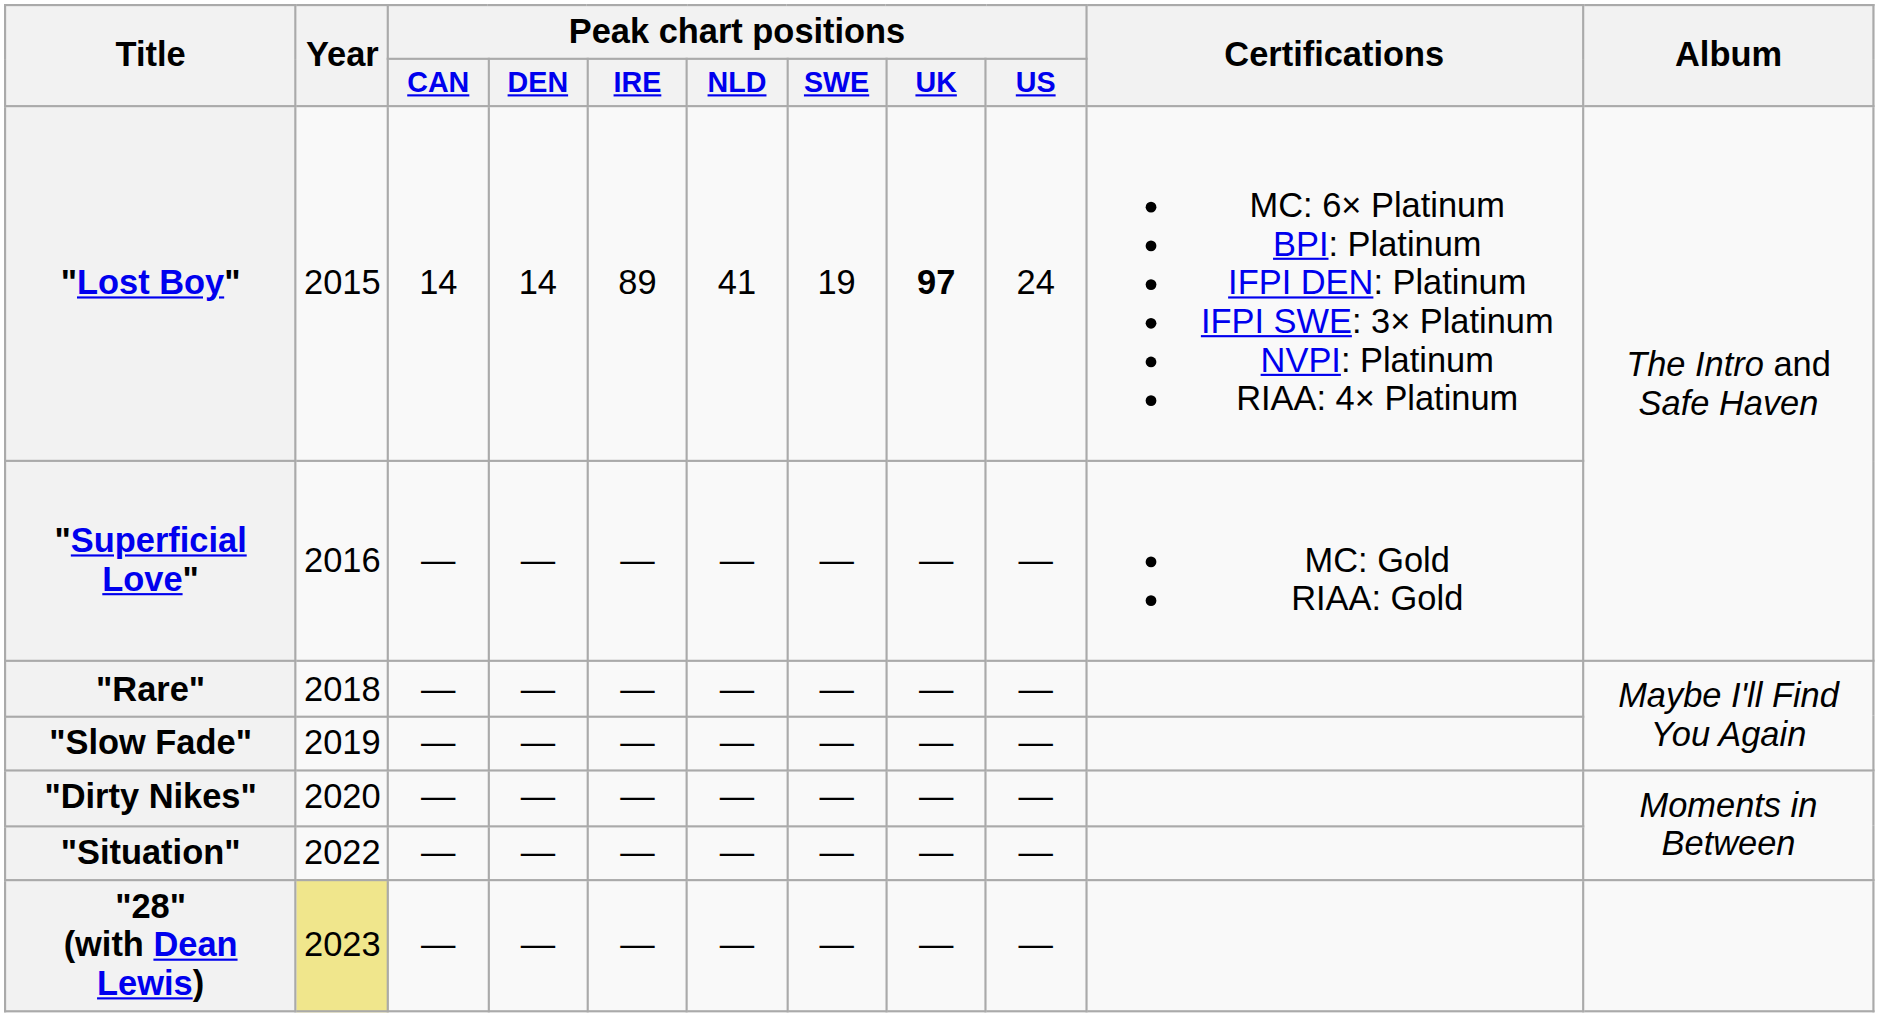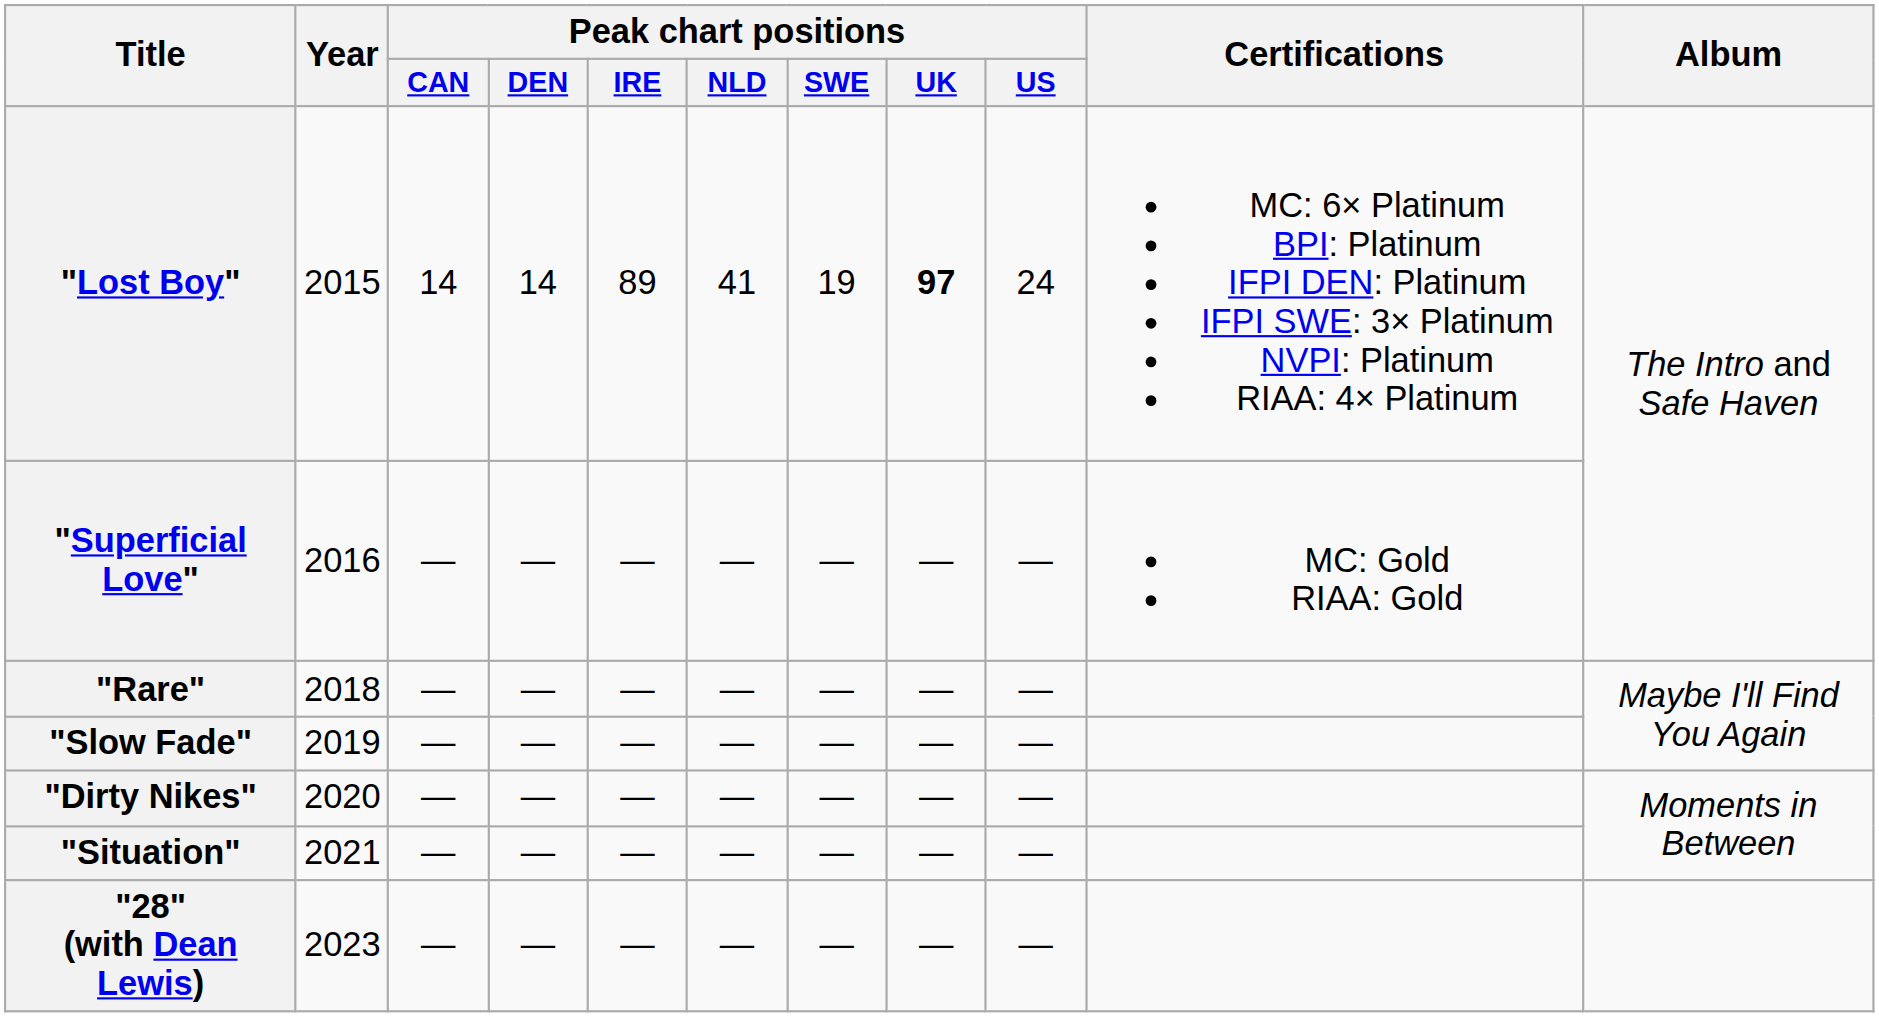(342, 852) 2022 -> (342, 852) 2021
(342, 945) khaki background -> (342, 945) no background
